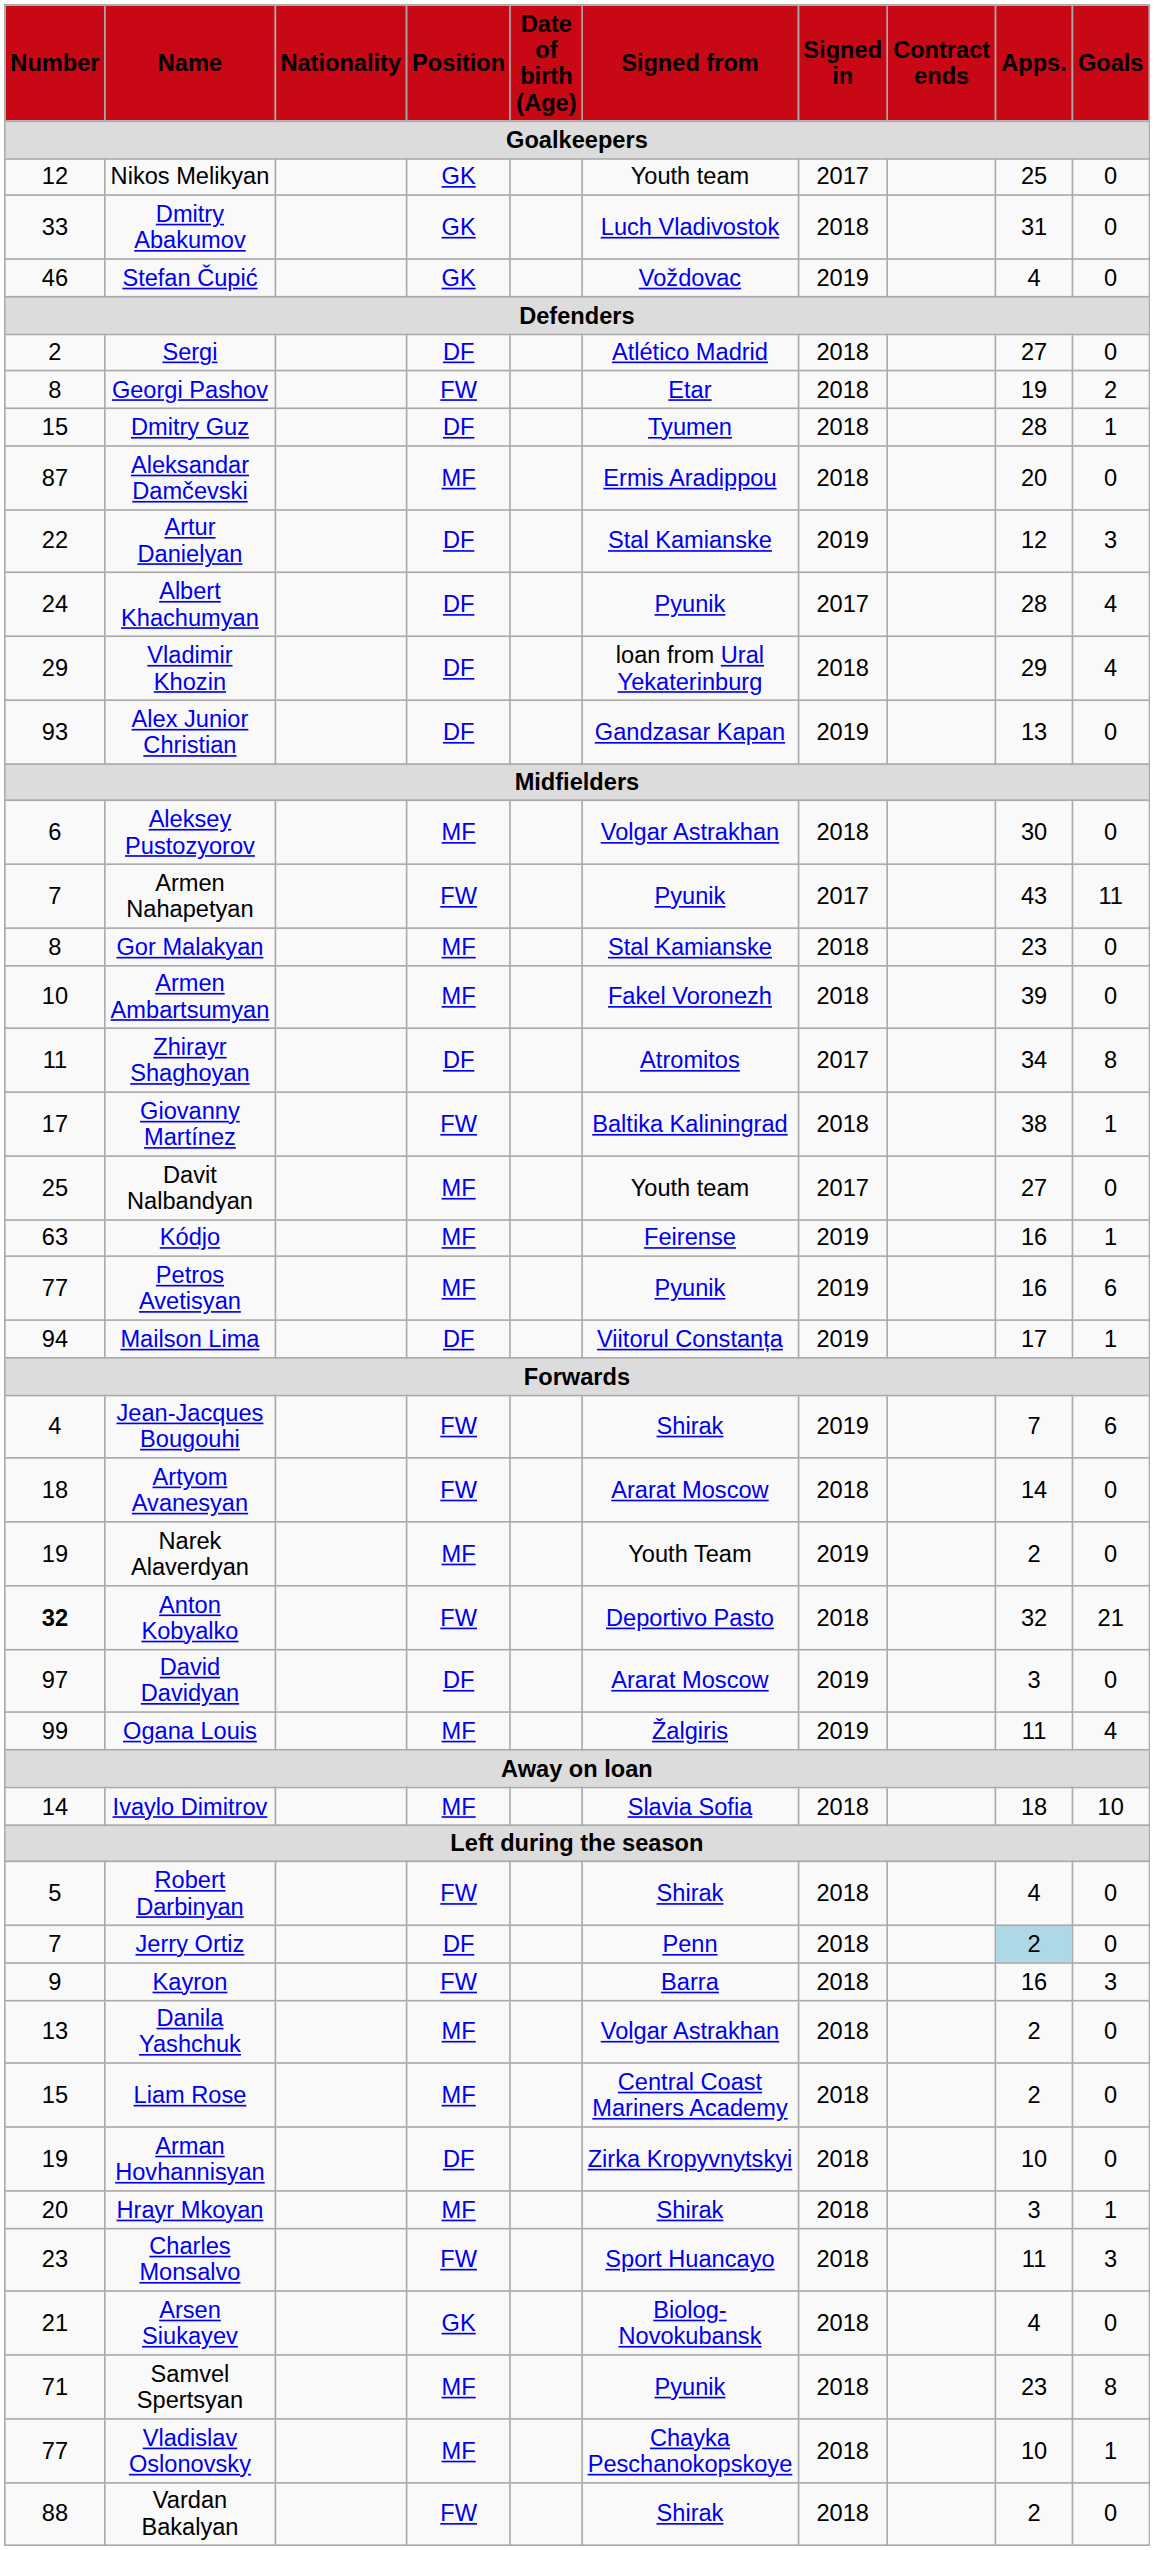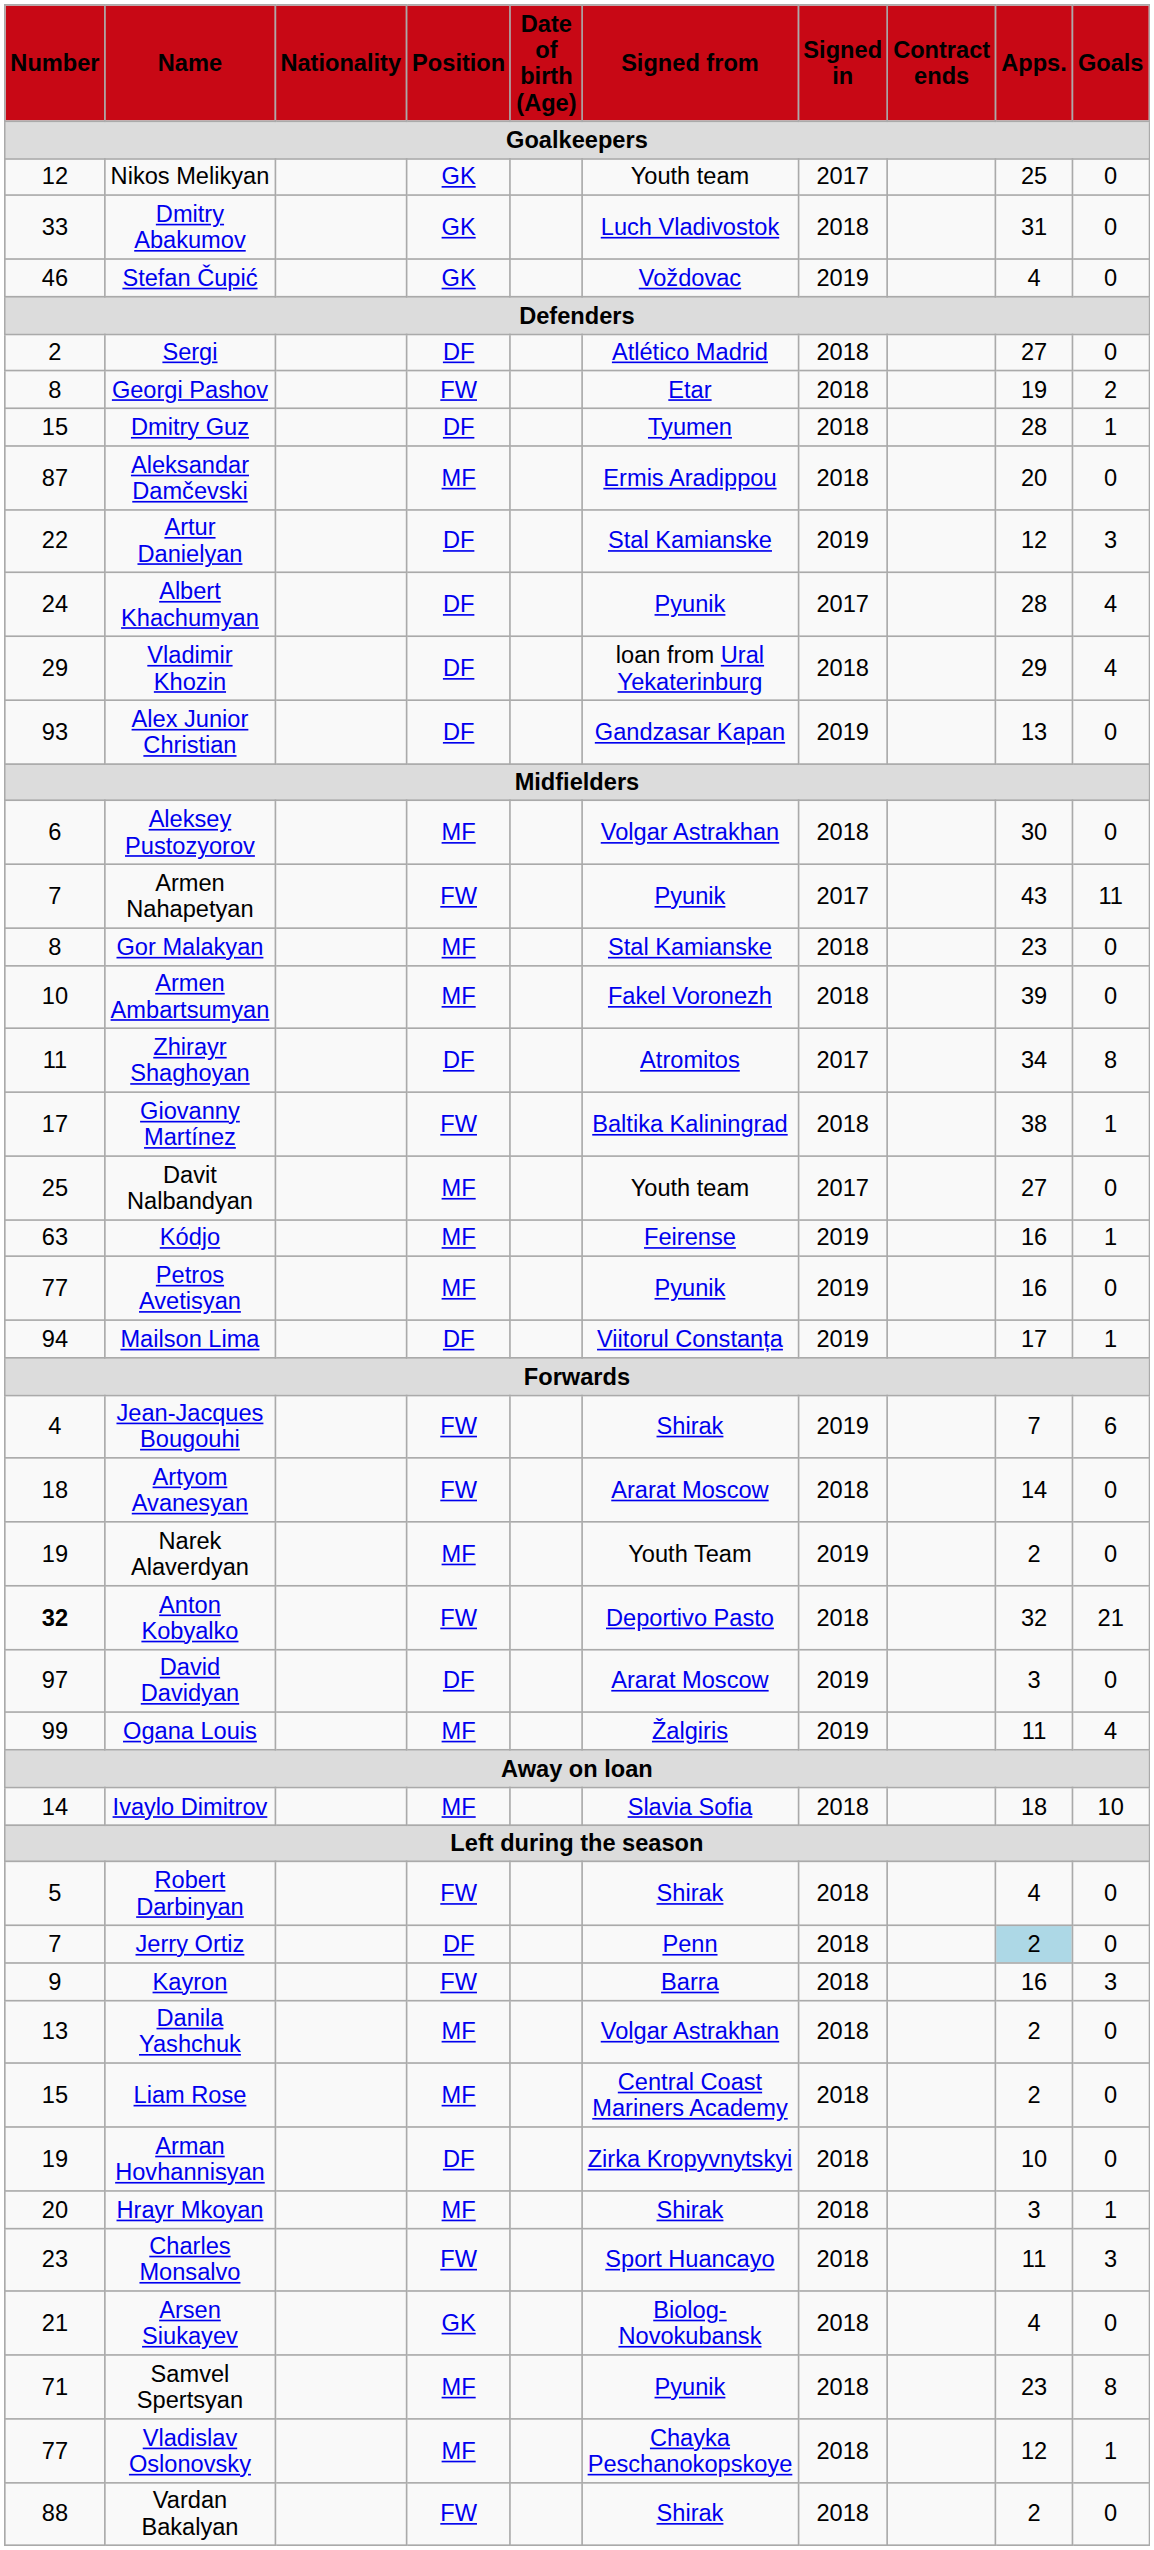(1111, 1289) 6 -> (1111, 1289) 0
(1034, 2451) 10 -> (1034, 2451) 12
